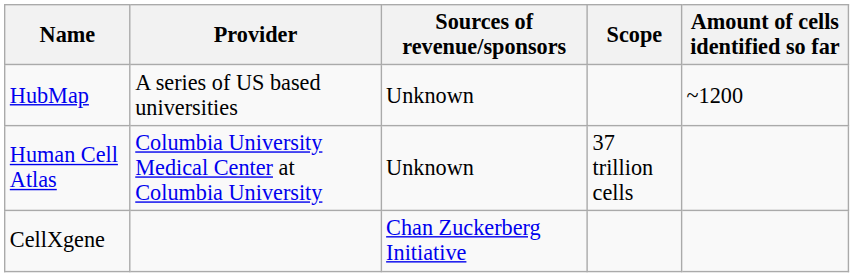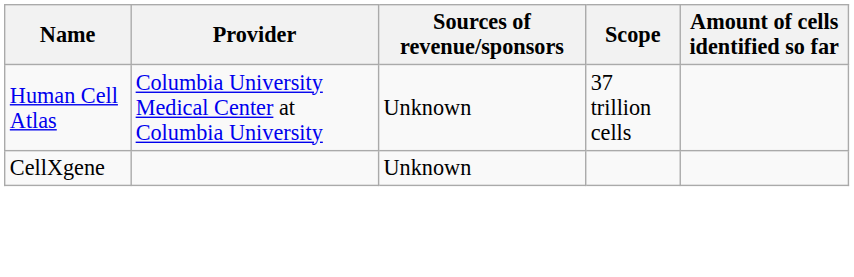- row: (49, 94)
(463, 240) Chan Zuckerberg Initiative -> (427, 167) Unknown
